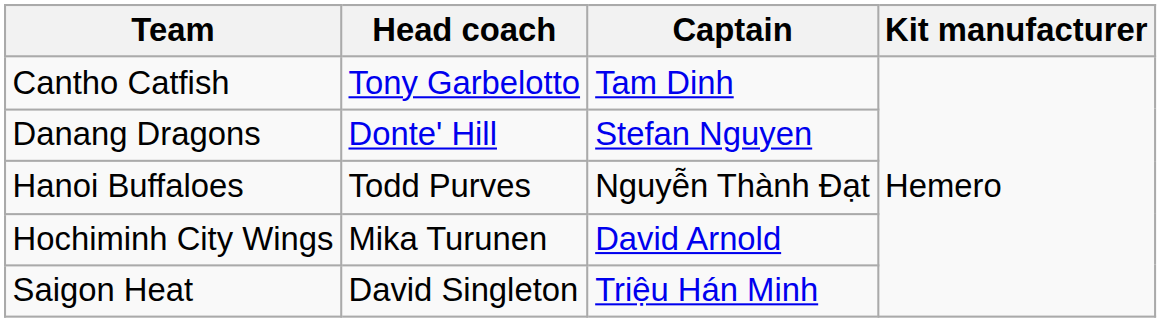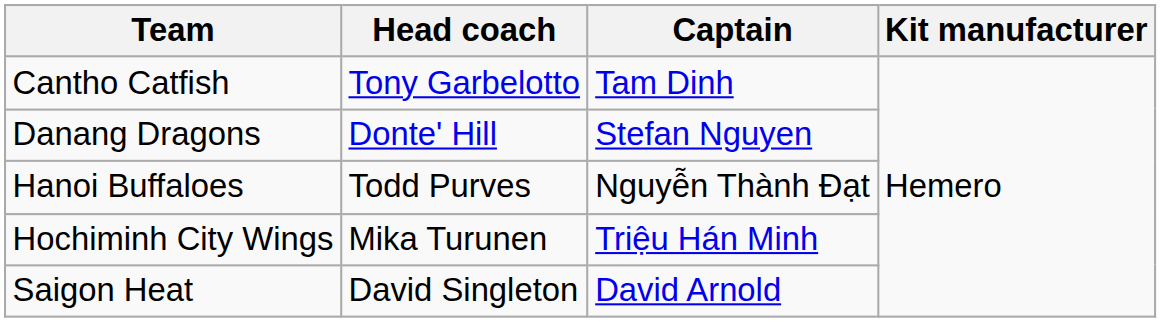(688, 238) David Arnold -> (707, 238) Triệu Hán Minh
(707, 290) Triệu Hán Minh -> (688, 290) David Arnold
